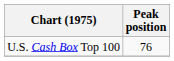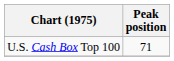(146, 46) 76 -> (146, 46) 71
